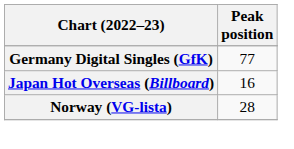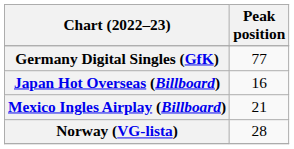+ row: (117, 107)
